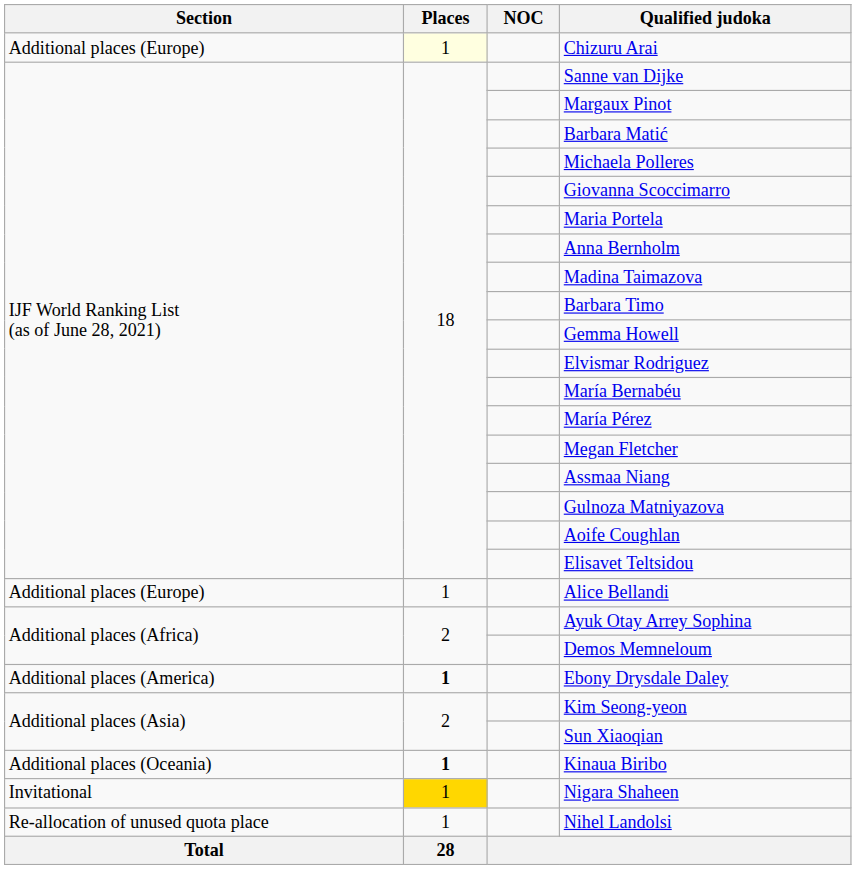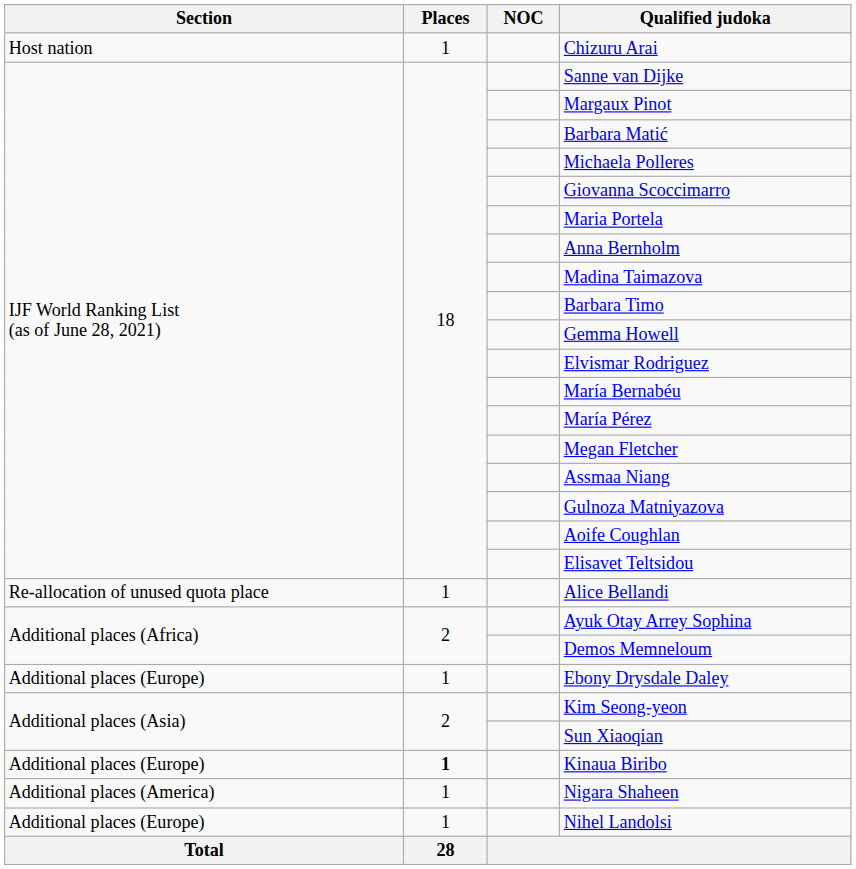(107, 47) Additional places (Europe) -> (51, 47) Host nation
(445, 47) lightyellow background -> (445, 47) no background
(107, 592) Additional places (Europe) -> (139, 592) Re-allocation of unused quota place
(112, 678) Additional places (America) -> (107, 678) Additional places (Europe)
(445, 678) bold -> (445, 678) normal
(110, 764) Additional places (Oceania) -> (107, 764) Additional places (Europe)
(50, 793) Invitational -> (112, 793) Additional places (America)
(445, 793) gold background -> (445, 793) no background
(139, 821) Re-allocation of unused quota place -> (107, 821) Additional places (Europe)
